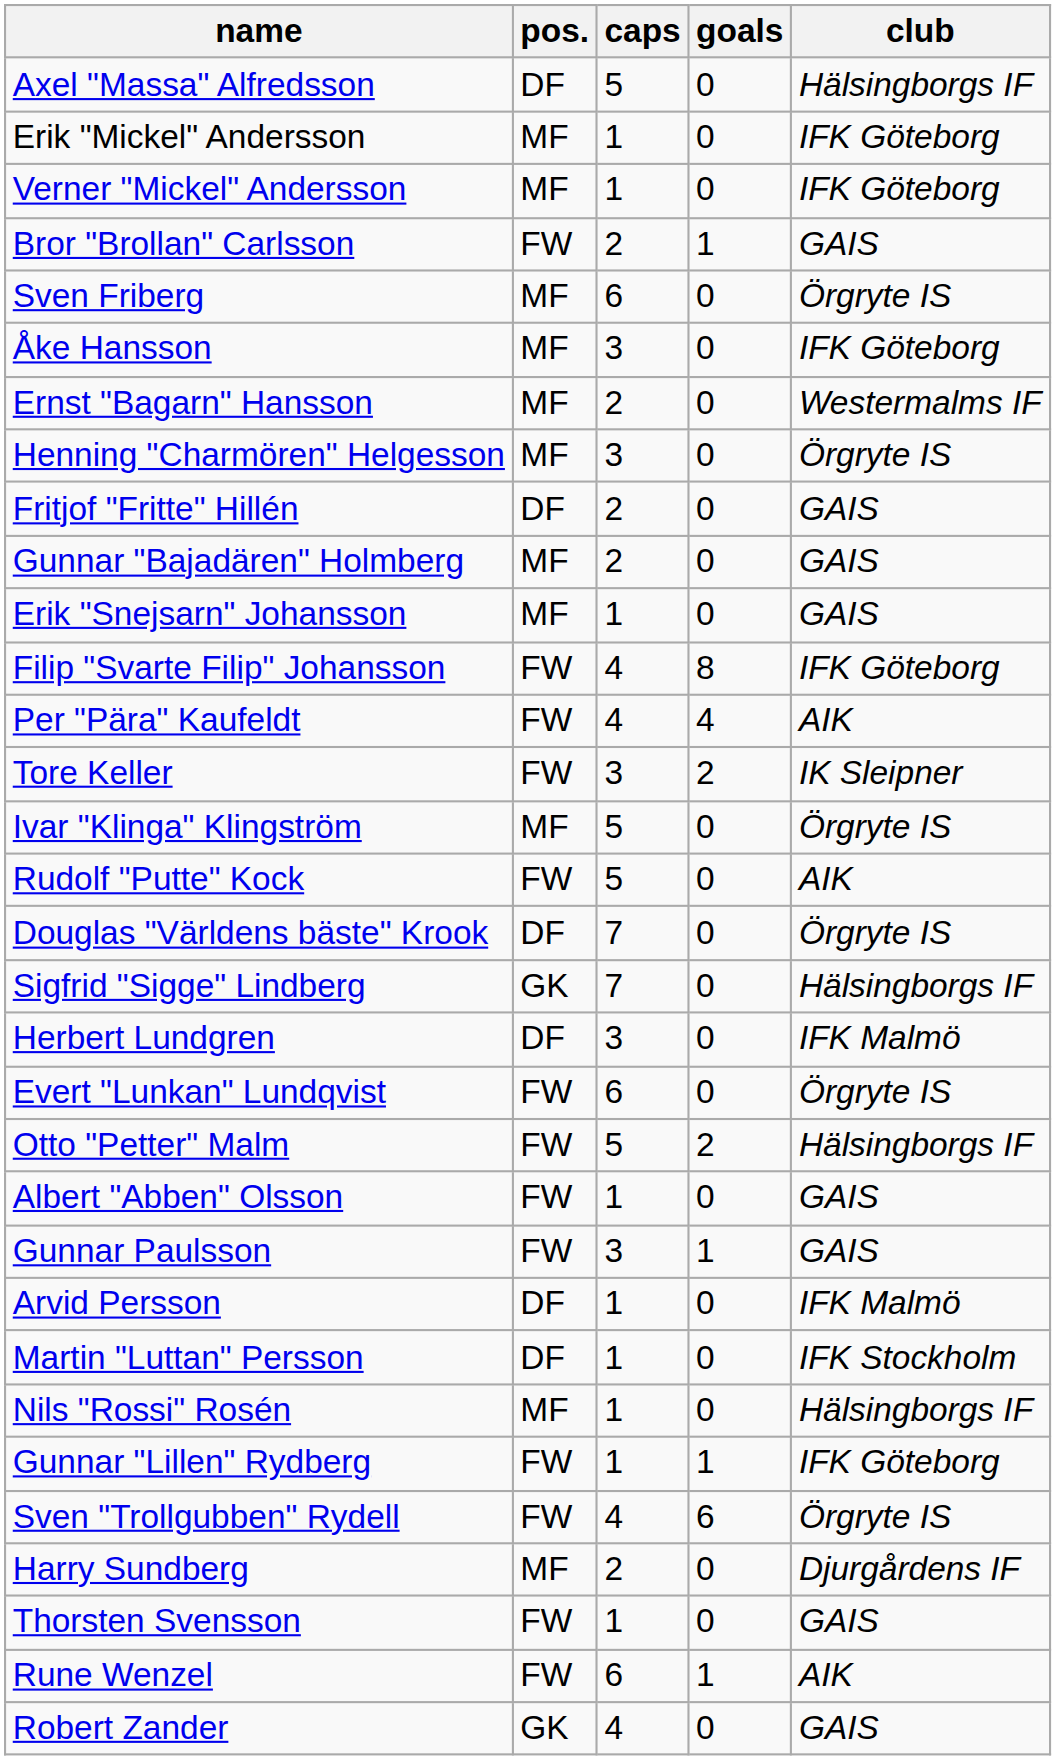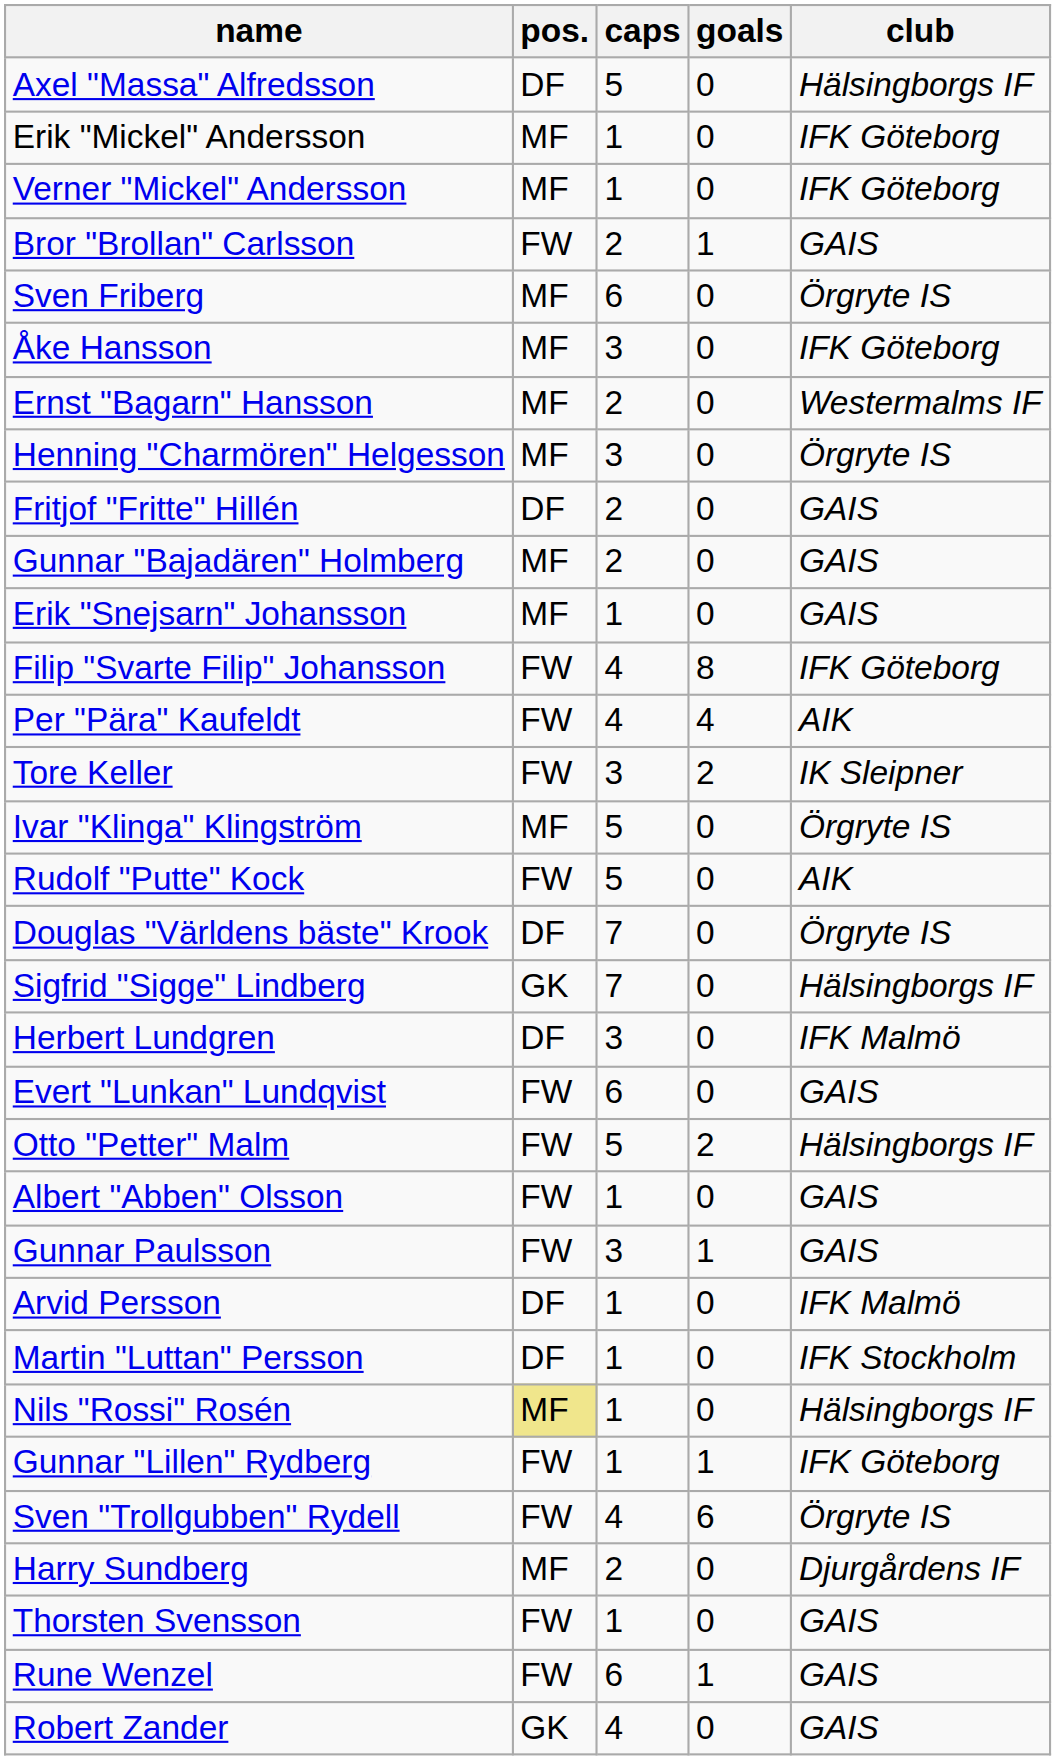(875, 1091) Örgryte IS -> (839, 1091) GAIS
(544, 1409) no background -> (544, 1409) khaki background
(826, 1675) AIK -> (839, 1675) GAIS
